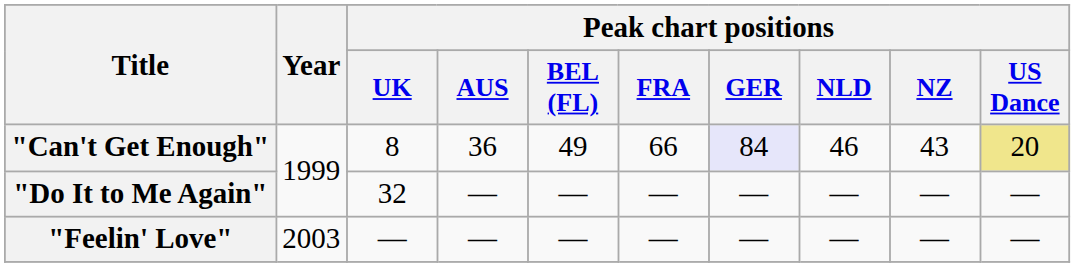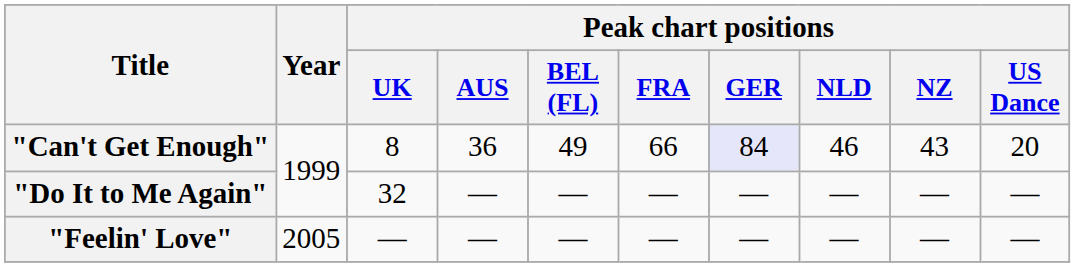(1025, 147) khaki background -> (1025, 147) no background
(311, 239) 2003 -> (311, 239) 2005
